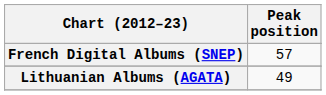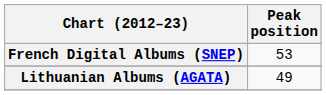(284, 55) 57 -> (284, 55) 53
